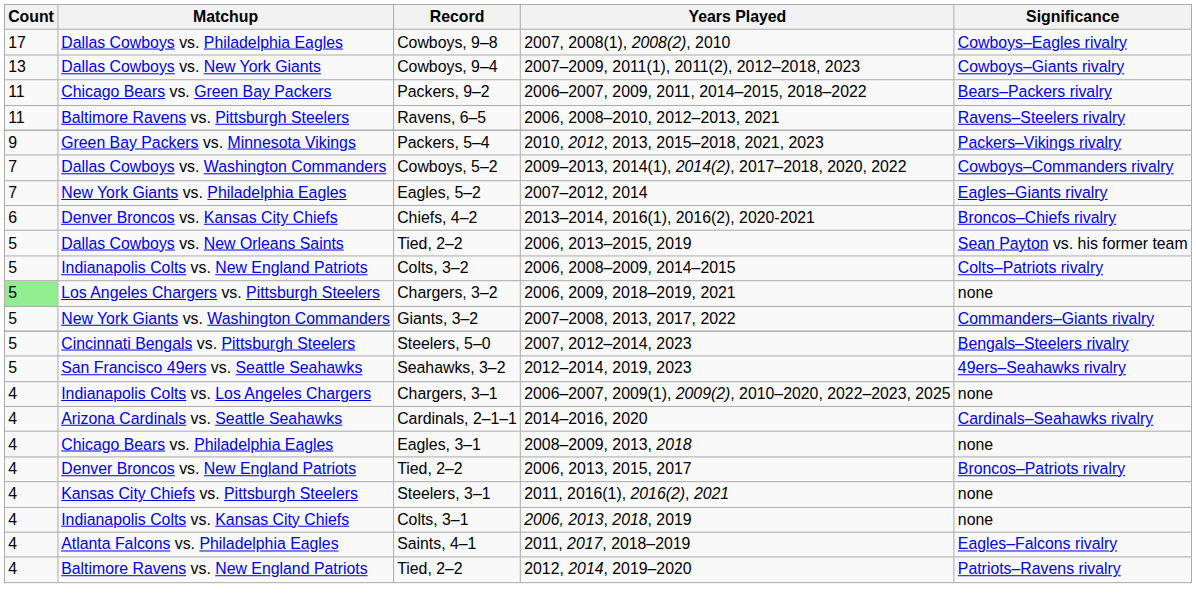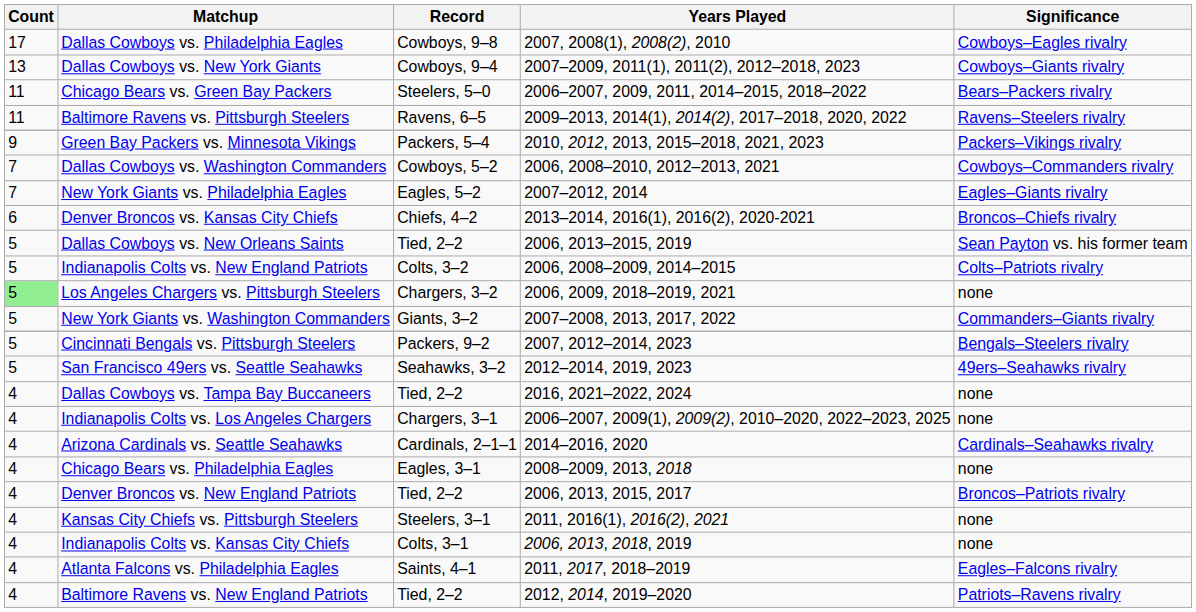(443, 92) Packers, 9–2 -> (444, 92) Steelers, 5–0
(652, 117) 2006, 2008–2010, 2012–2013, 2021 -> (715, 117) 2009–2013, 2014(1), 2014(2), 2017–2018, 2020, 2022
(715, 167) 2009–2013, 2014(1), 2014(2), 2017–2018, 2020, 2022 -> (652, 167) 2006, 2008–2010, 2012–2013, 2021
(444, 343) Steelers, 5–0 -> (443, 343) Packers, 9–2
+ row: (216, 393)
